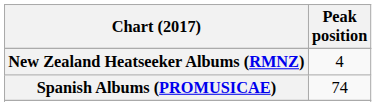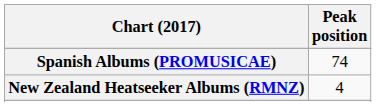rows swapped: (156, 61) <-> (156, 87)
